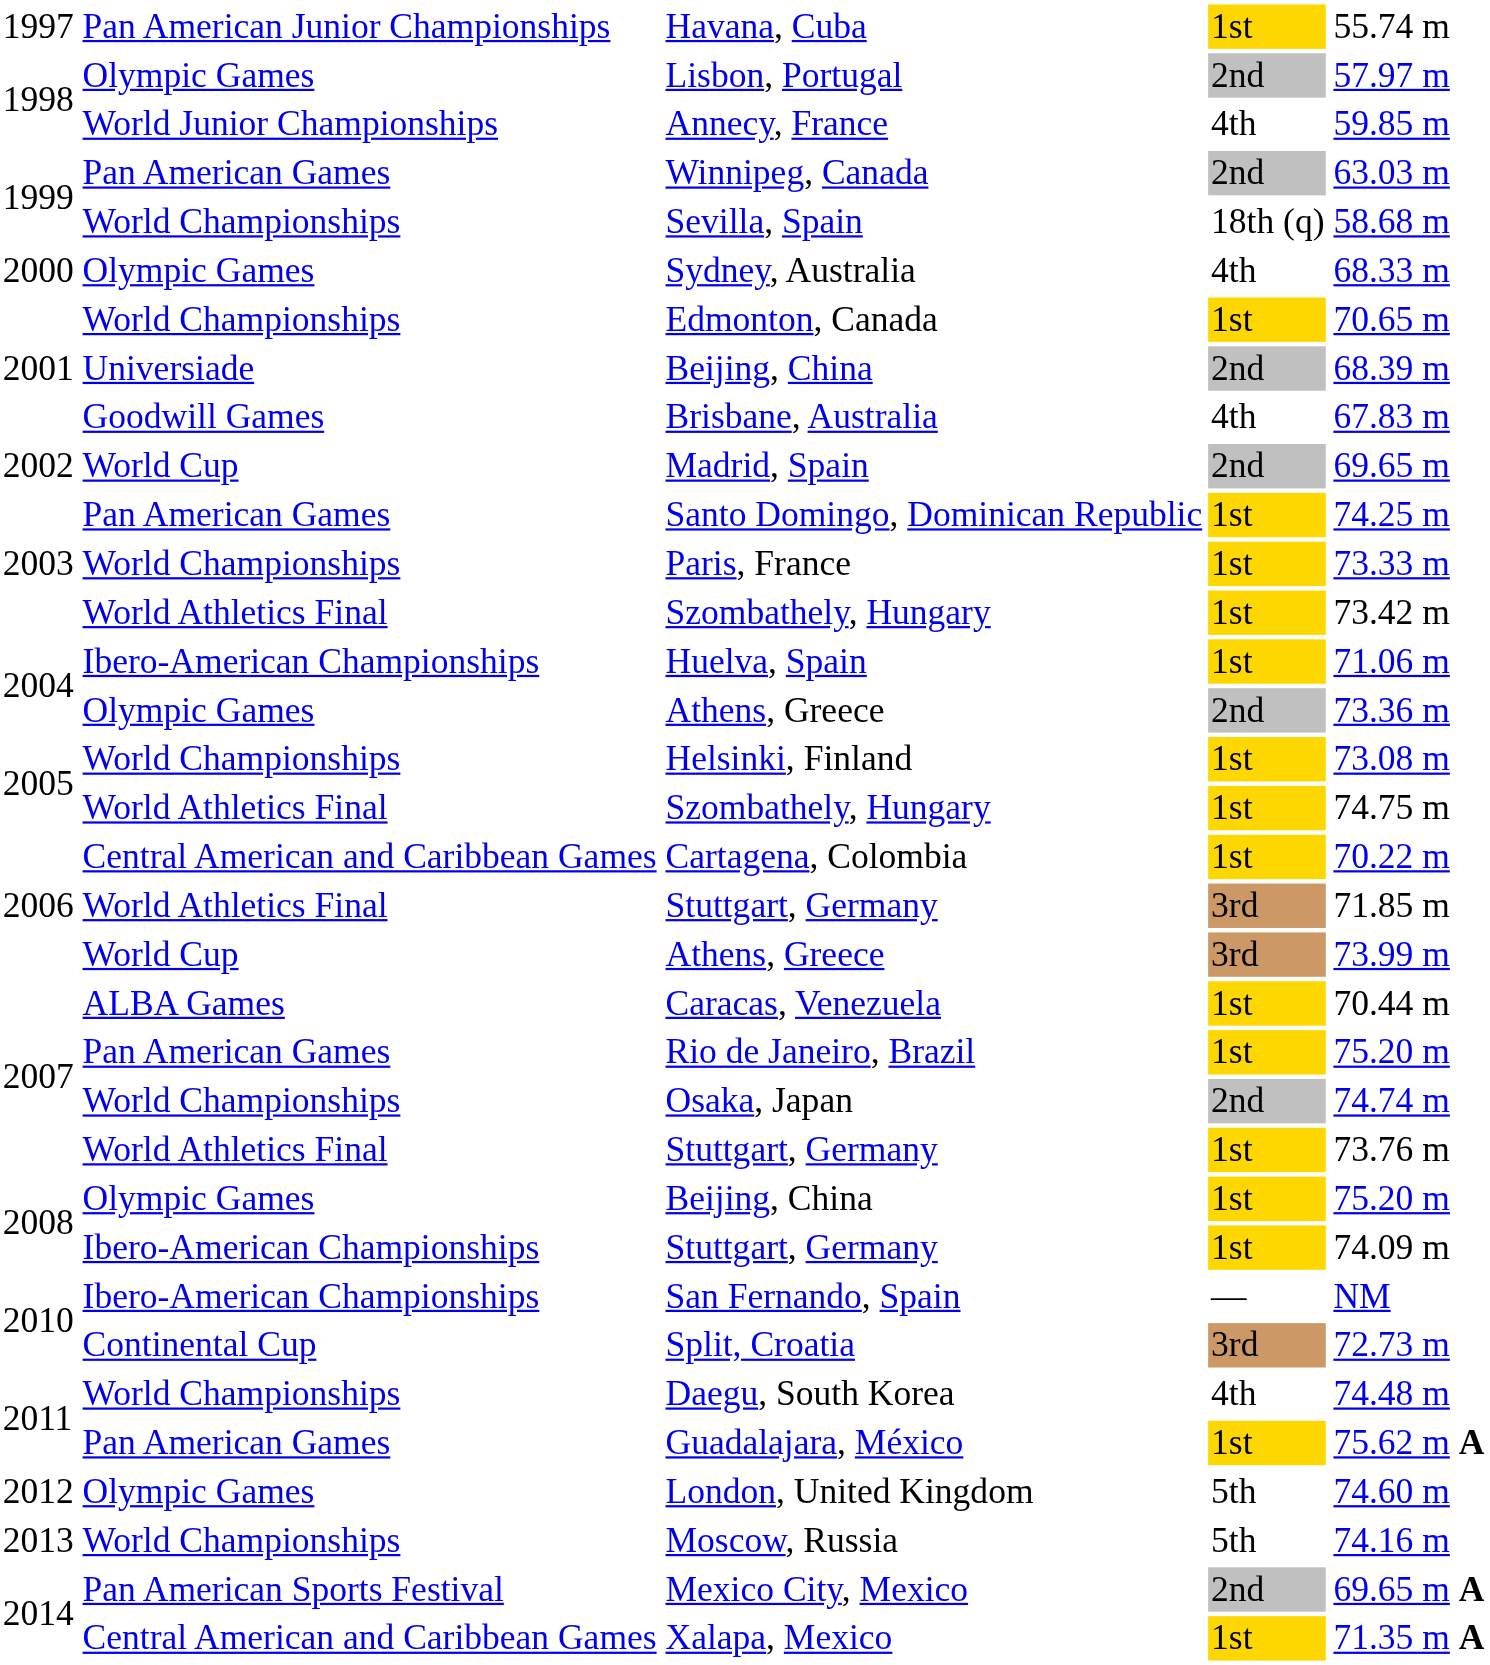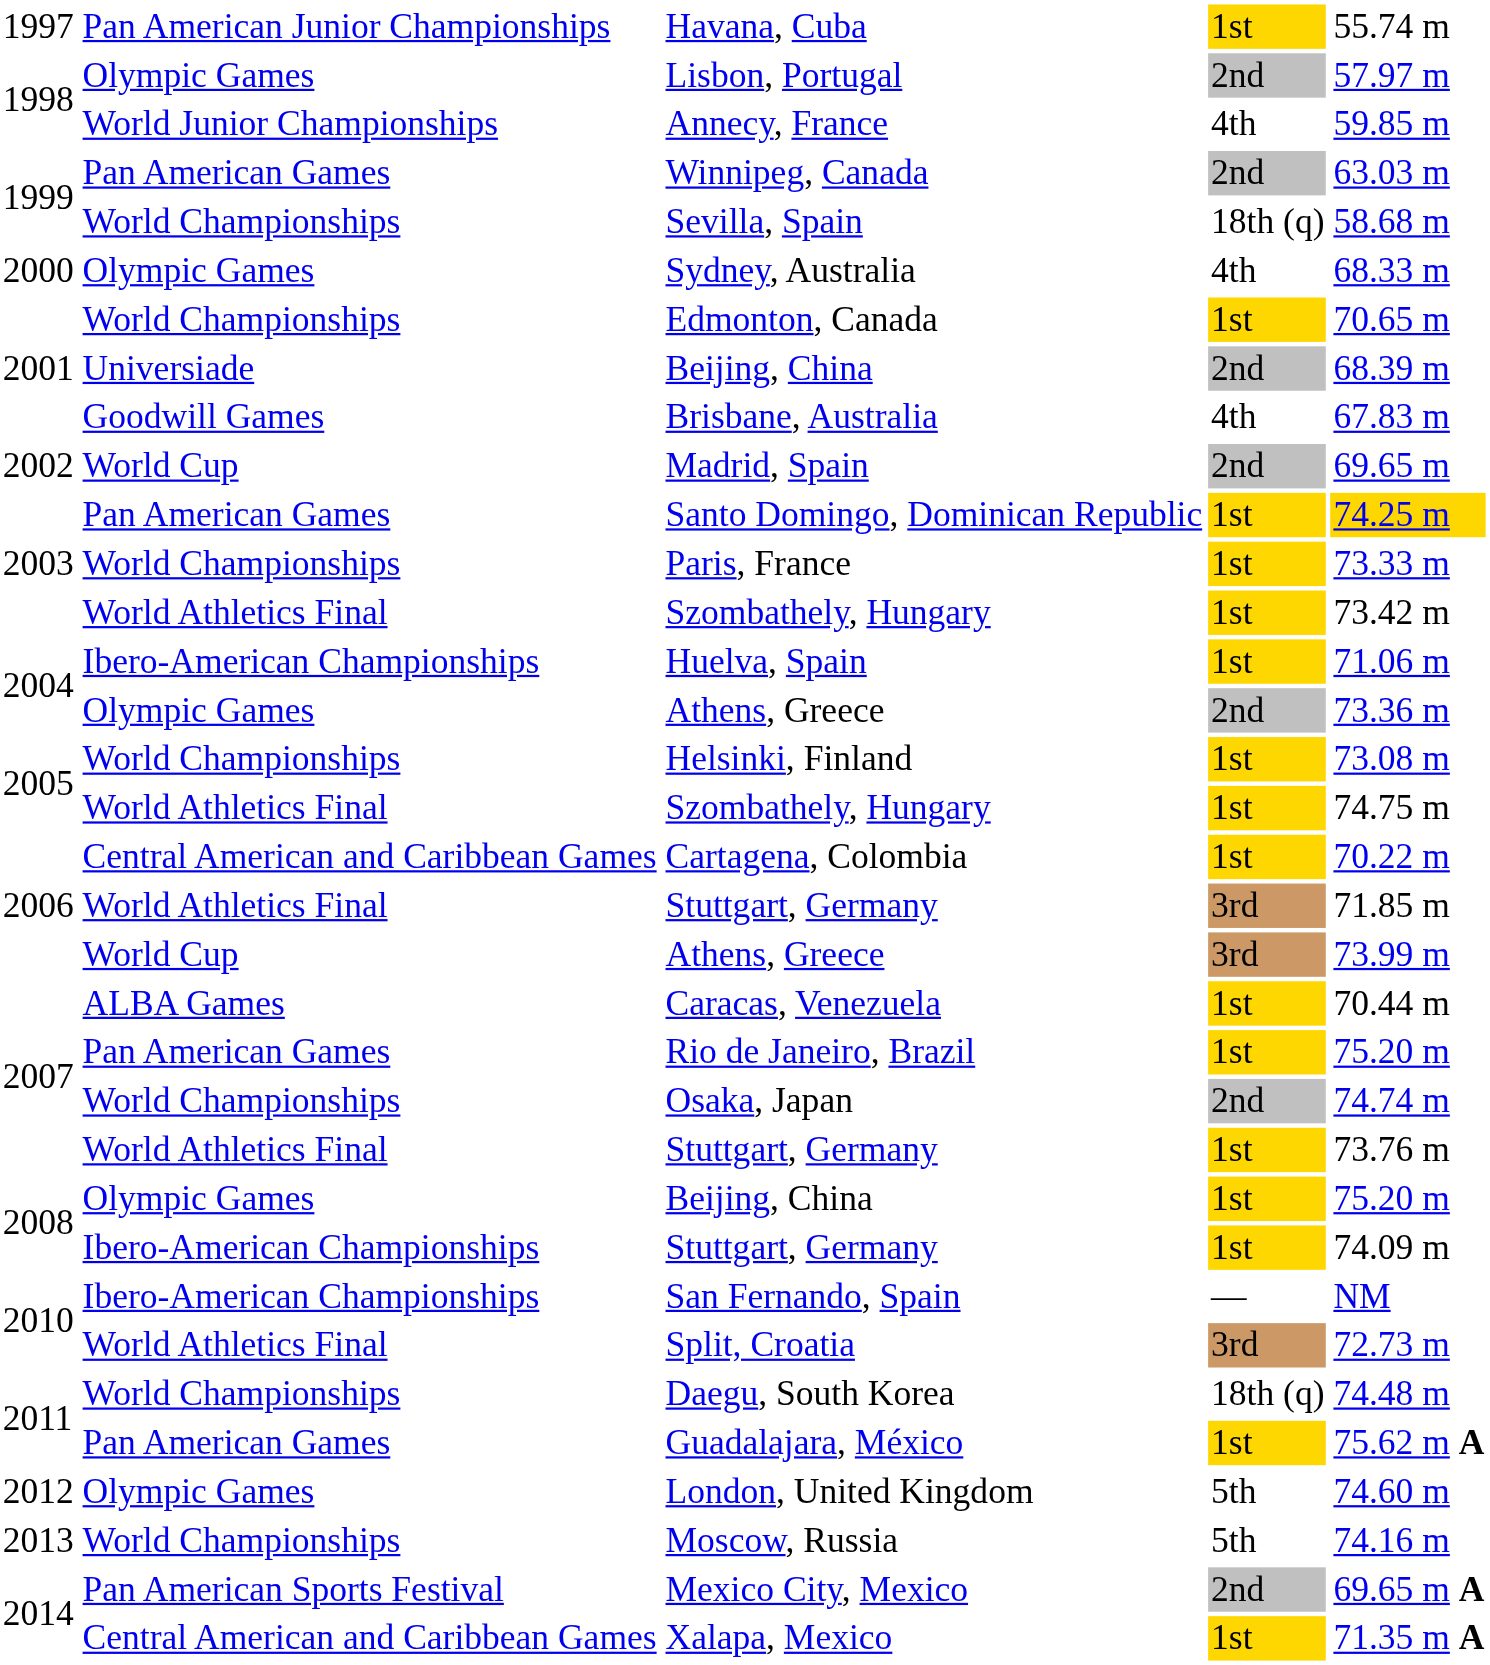(1392, 514) no background -> (1392, 514) gold background
(199, 1344) Continental Cup -> (235, 1344) World Athletics Final
(1234, 1393) 4th -> (1268, 1393) 18th (q)
